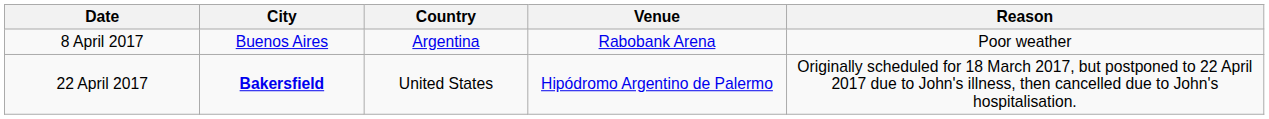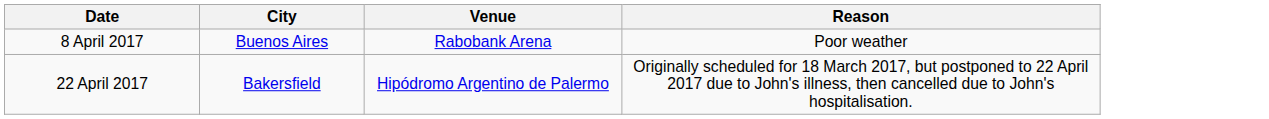- column: (446, 16)
(282, 84) bold -> (282, 84) normal
